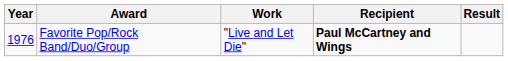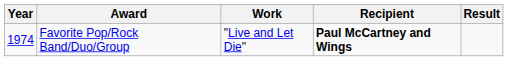(21, 40) 1976 -> (21, 40) 1974
